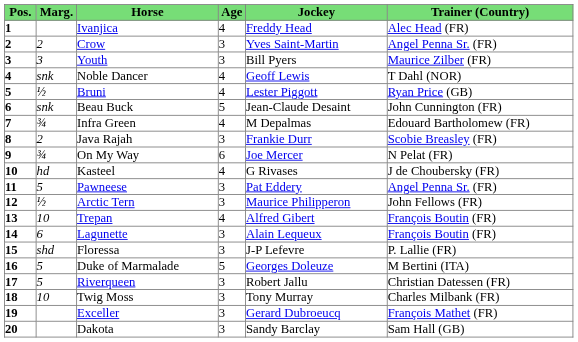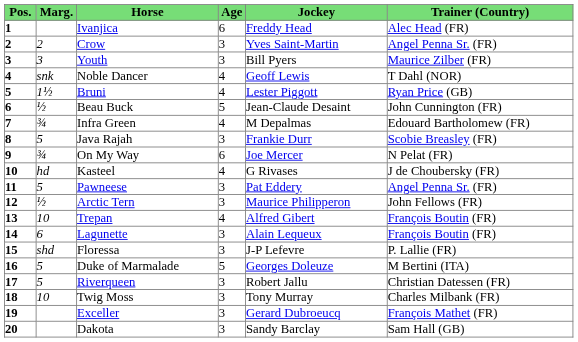(222, 28) 4 -> (222, 28) 6
(41, 91) ½ -> (44, 91) 1½
(45, 107) snk -> (41, 107) ½
(40, 139) 2 -> (40, 139) 5
